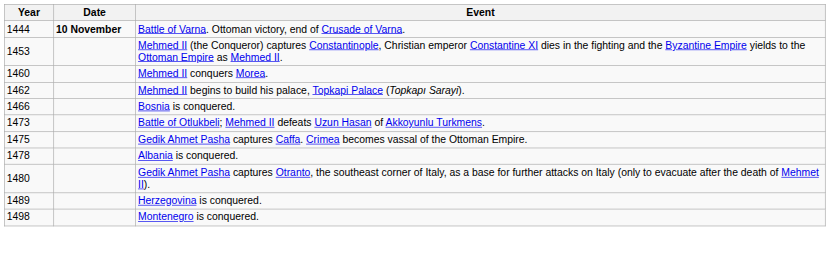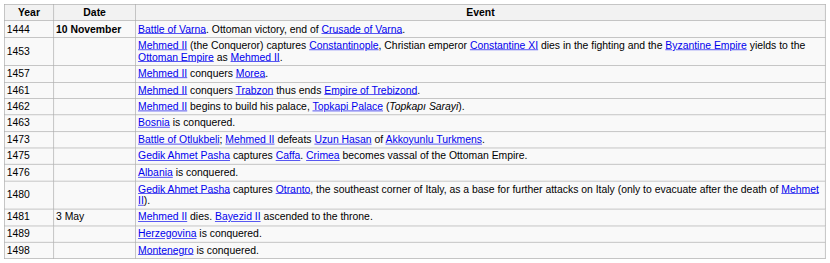(18, 73) 1460 -> (18, 73) 1457
+ row: (279, 90)
(18, 106) 1466 -> (18, 123) 1463
(18, 156) 1478 -> (18, 172) 1476
+ row: (255, 217)
